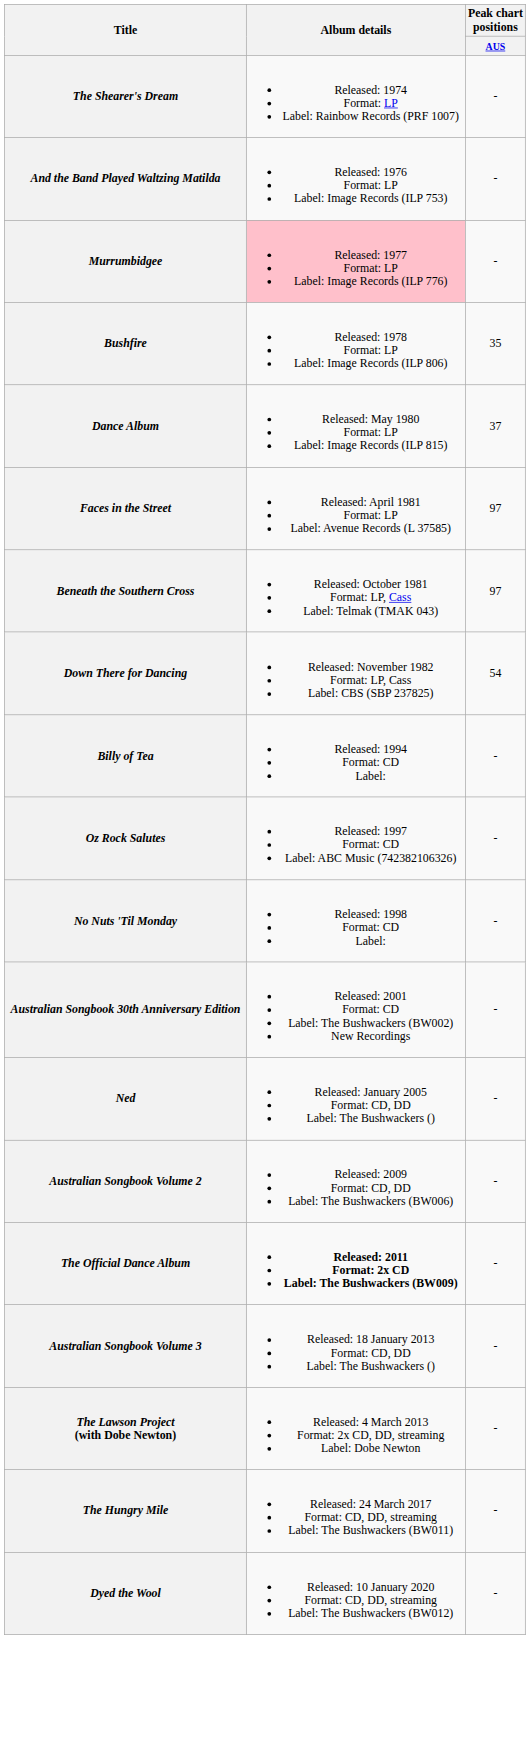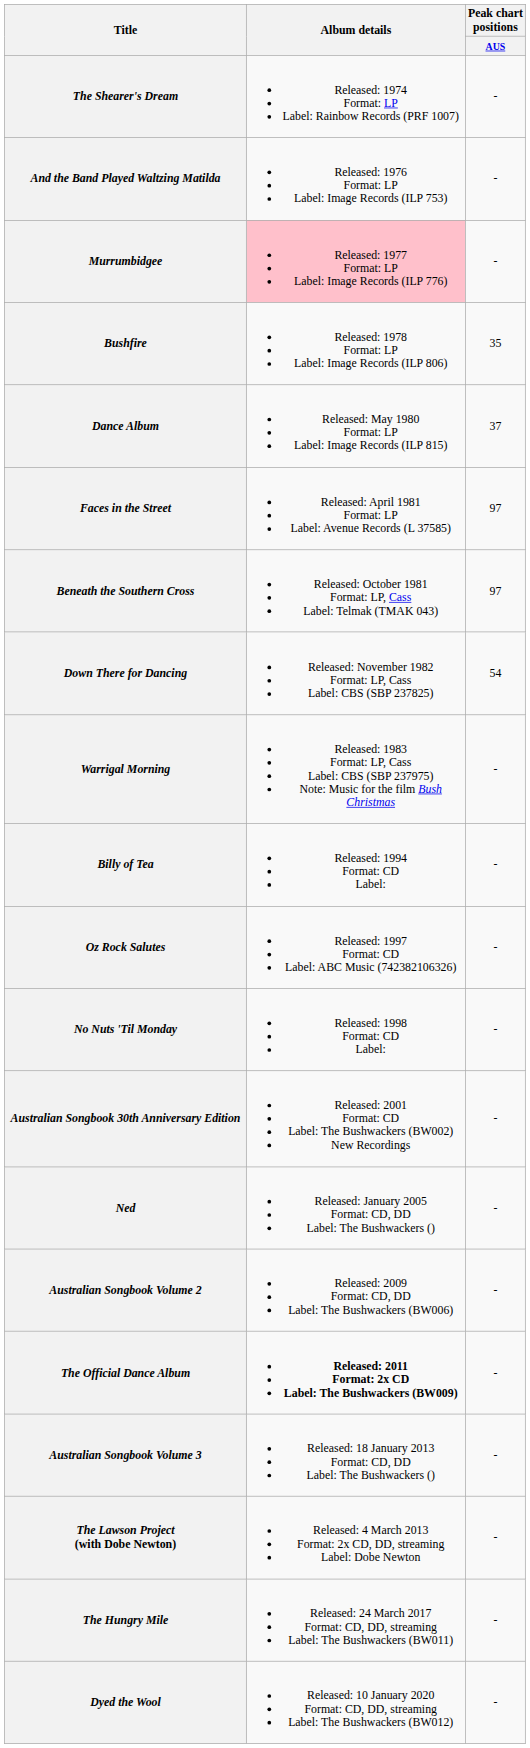+ row: (125, 769)
